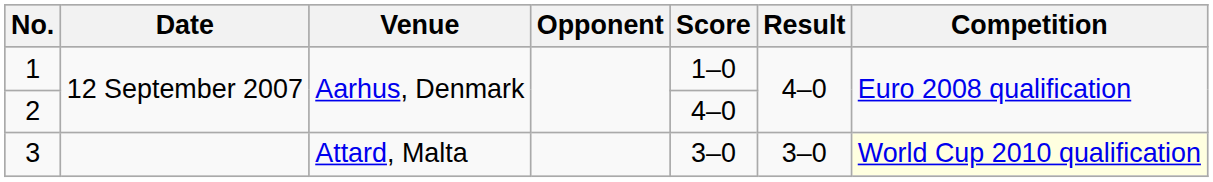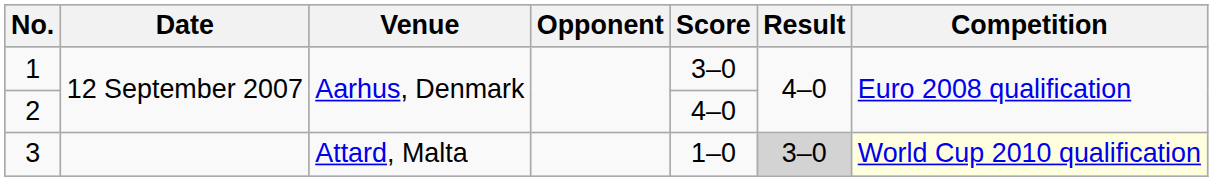(713, 68) 1–0 -> (713, 68) 3–0
(713, 153) 3–0 -> (713, 153) 1–0
(804, 153) no background -> (804, 153) lightgrey background
